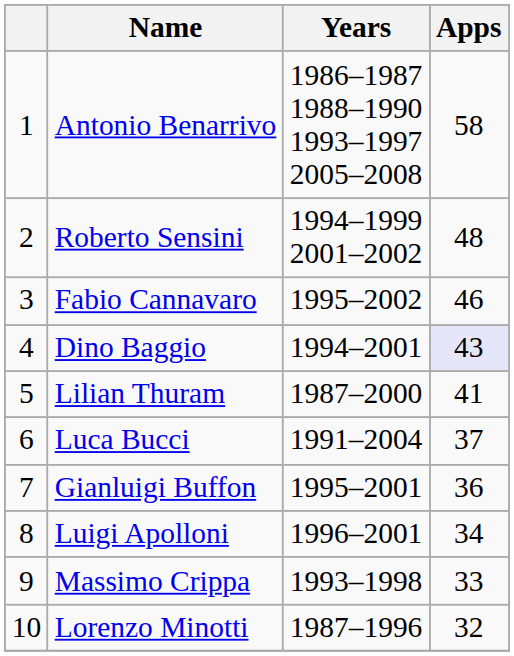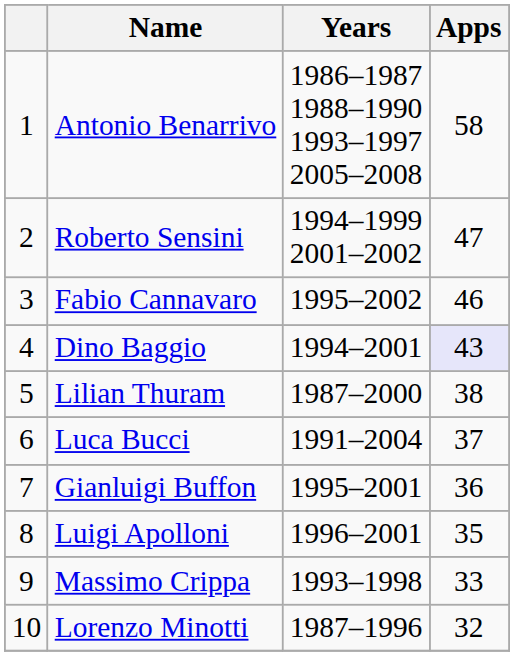(469, 237) 48 -> (469, 237) 47
(469, 393) 41 -> (469, 393) 38
(469, 533) 34 -> (469, 533) 35
